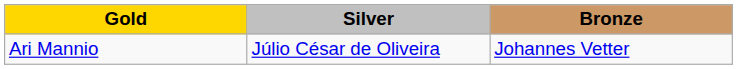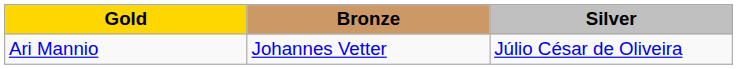columns swapped: (369, 19) <-> (611, 19)
